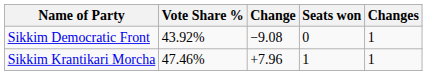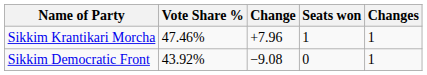rows swapped: (81, 59) <-> (79, 37)
